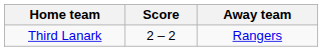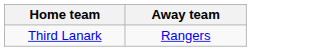- column: (161, 14)
